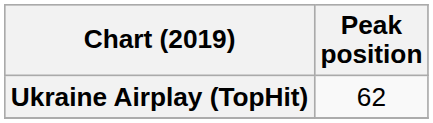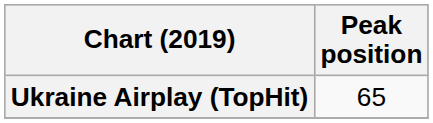(371, 96) 62 -> (371, 96) 65
